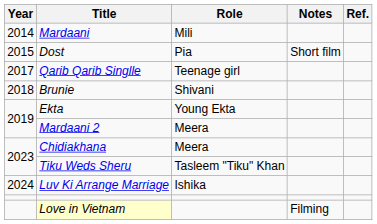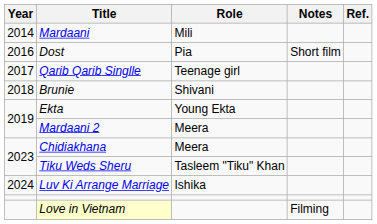(20, 52) 2015 -> (20, 52) 2016
